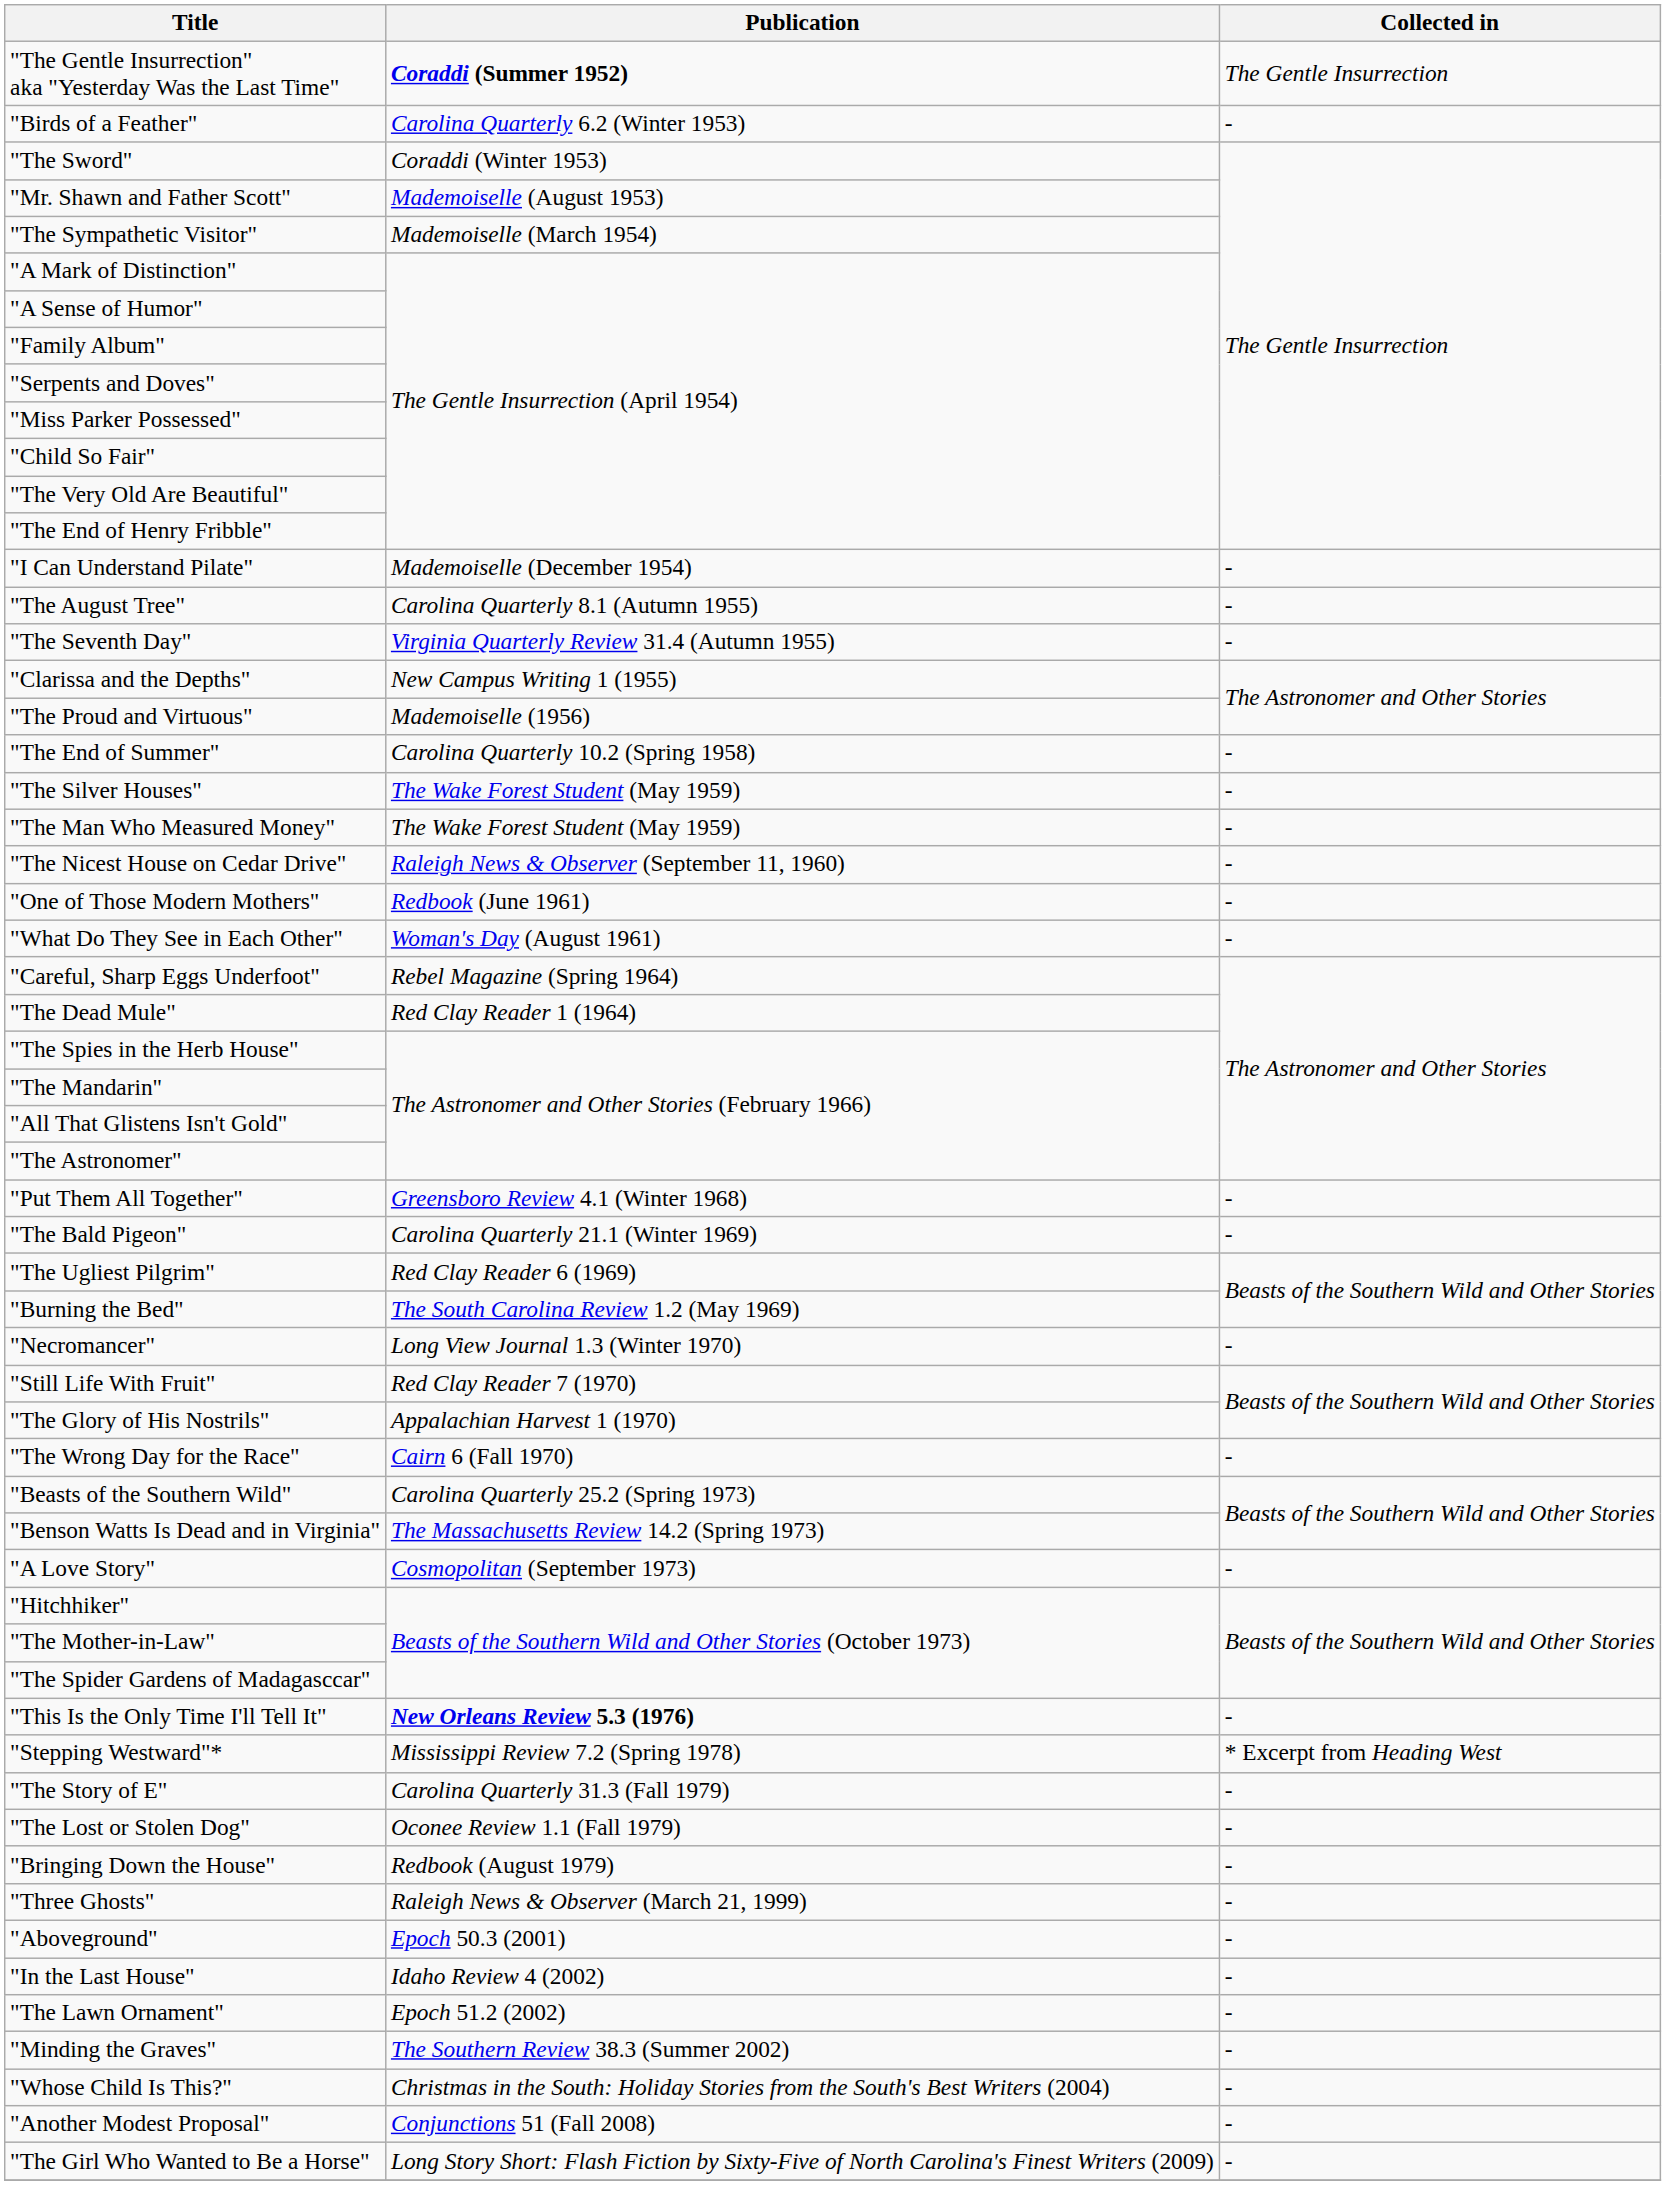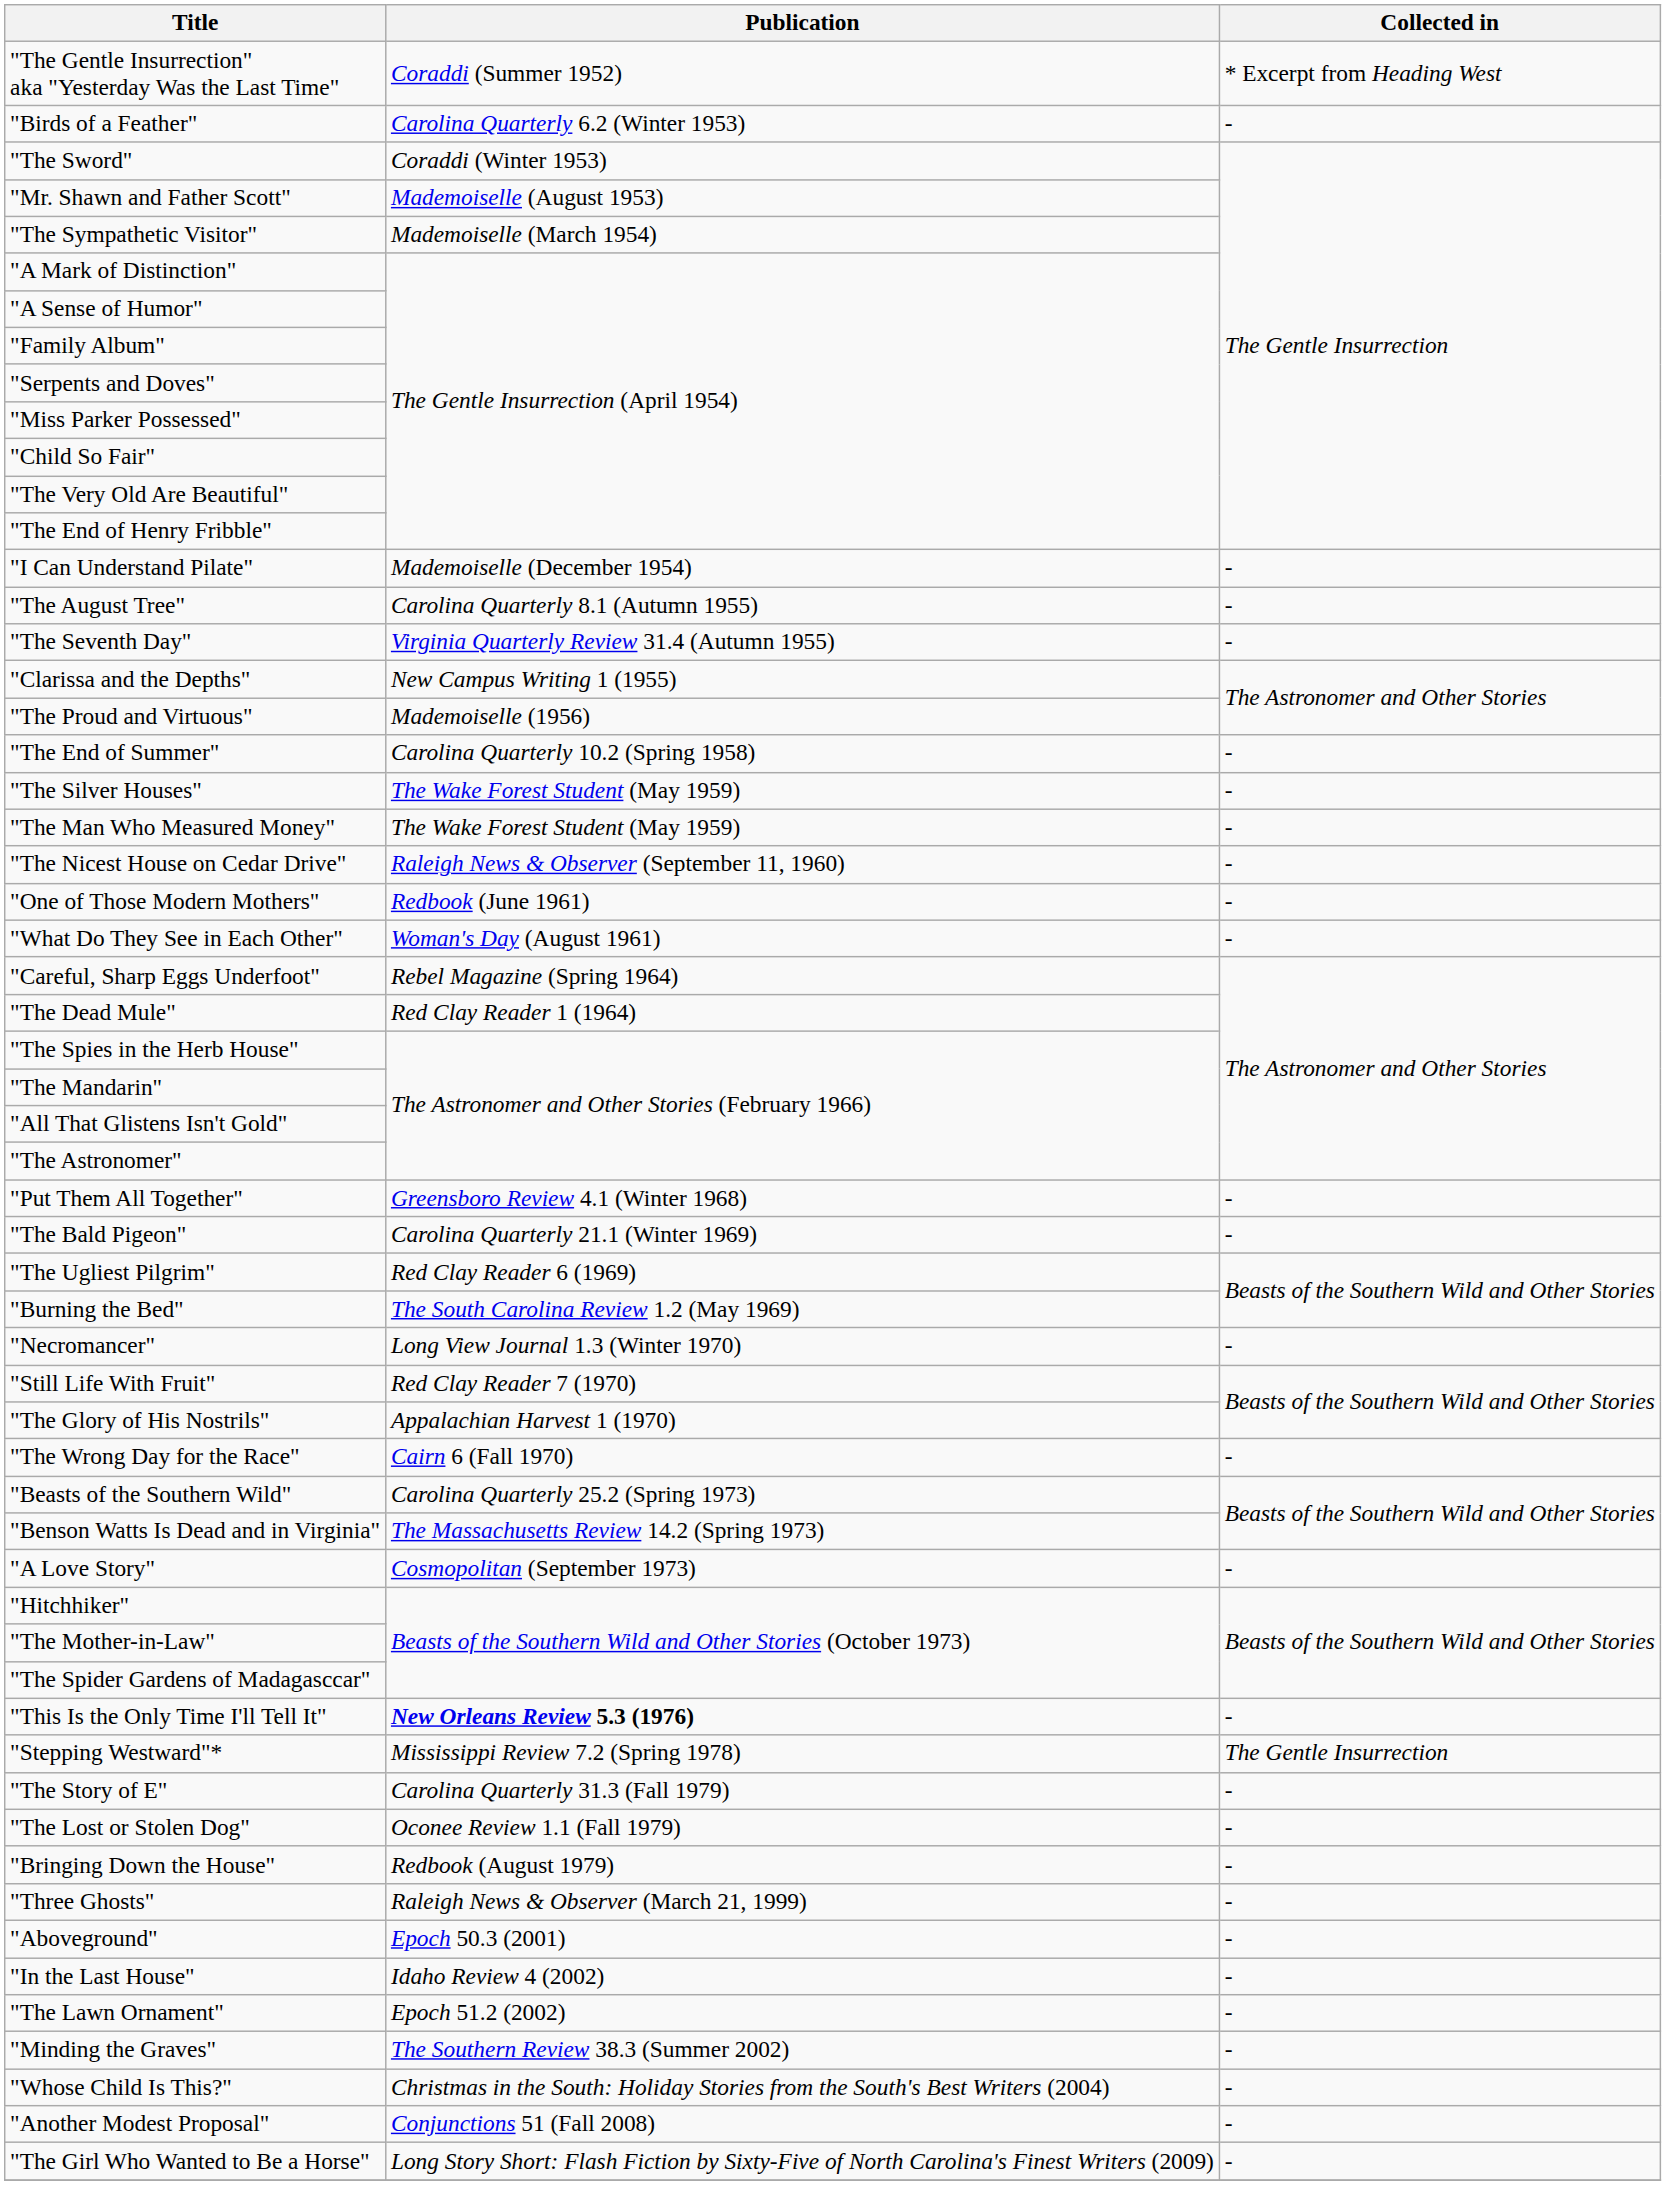(509, 73) bold -> (506, 73) normal
(1336, 73) The Gentle Insurrection -> (1363, 73) * Excerpt from Heading West
(1363, 1753) * Excerpt from Heading West -> (1336, 1753) The Gentle Insurrection
